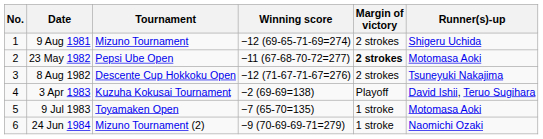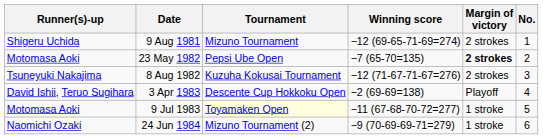columns swapped: (15, 19) <-> (472, 19)
(295, 59) −11 (67-68-70-72=277) -> (387, 59) −7 (65-70=135)
(166, 75) Descente Cup Hokkoku Open -> (273, 75) Kuzuha Kokusai Tournament
(163, 92) Kuzuha Kokusai Tournament -> (275, 92) Descente Cup Hokkoku Open
(137, 109) no background -> (247, 109) lightyellow background
(278, 109) −7 (65-70=135) -> (405, 109) −11 (67-68-70-72=277)
